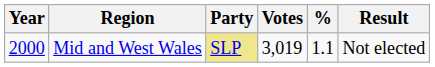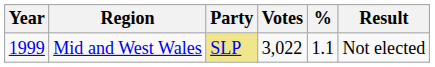(27, 47) 2000 -> (27, 47) 1999
(282, 47) 3,019 -> (282, 47) 3,022
